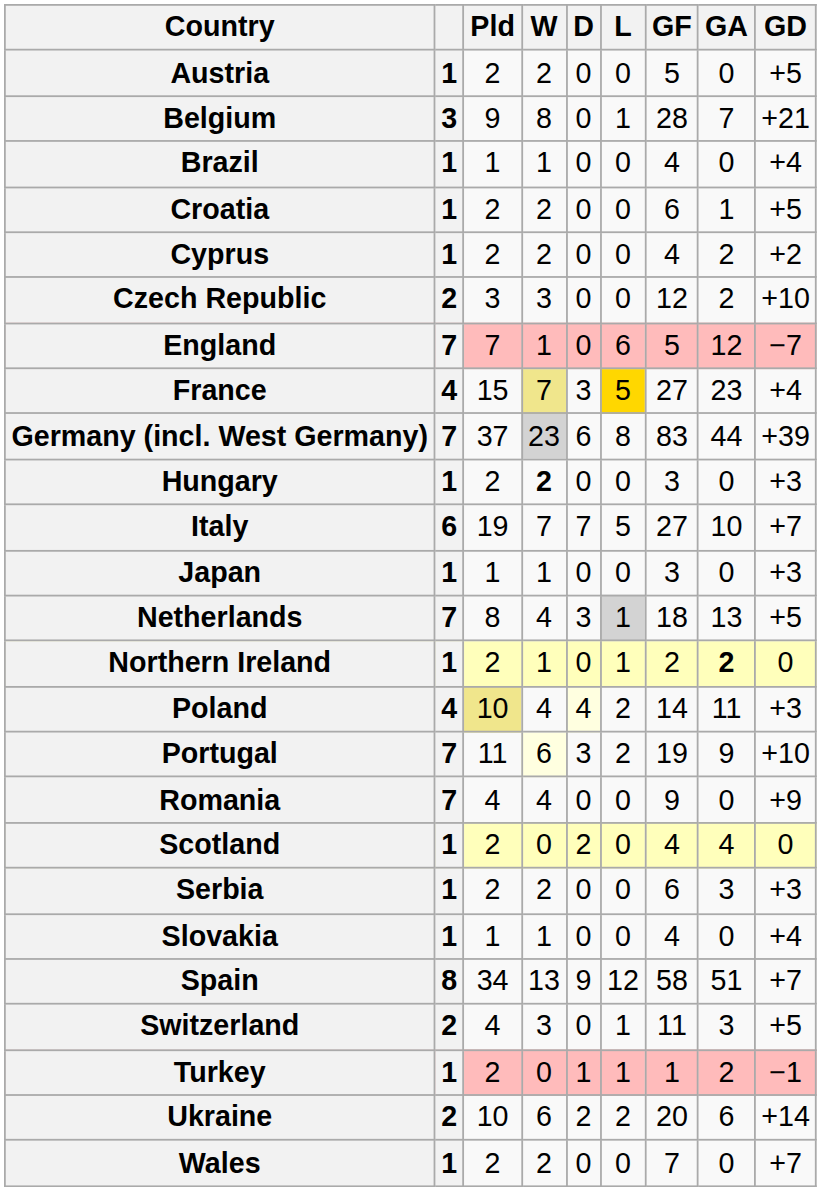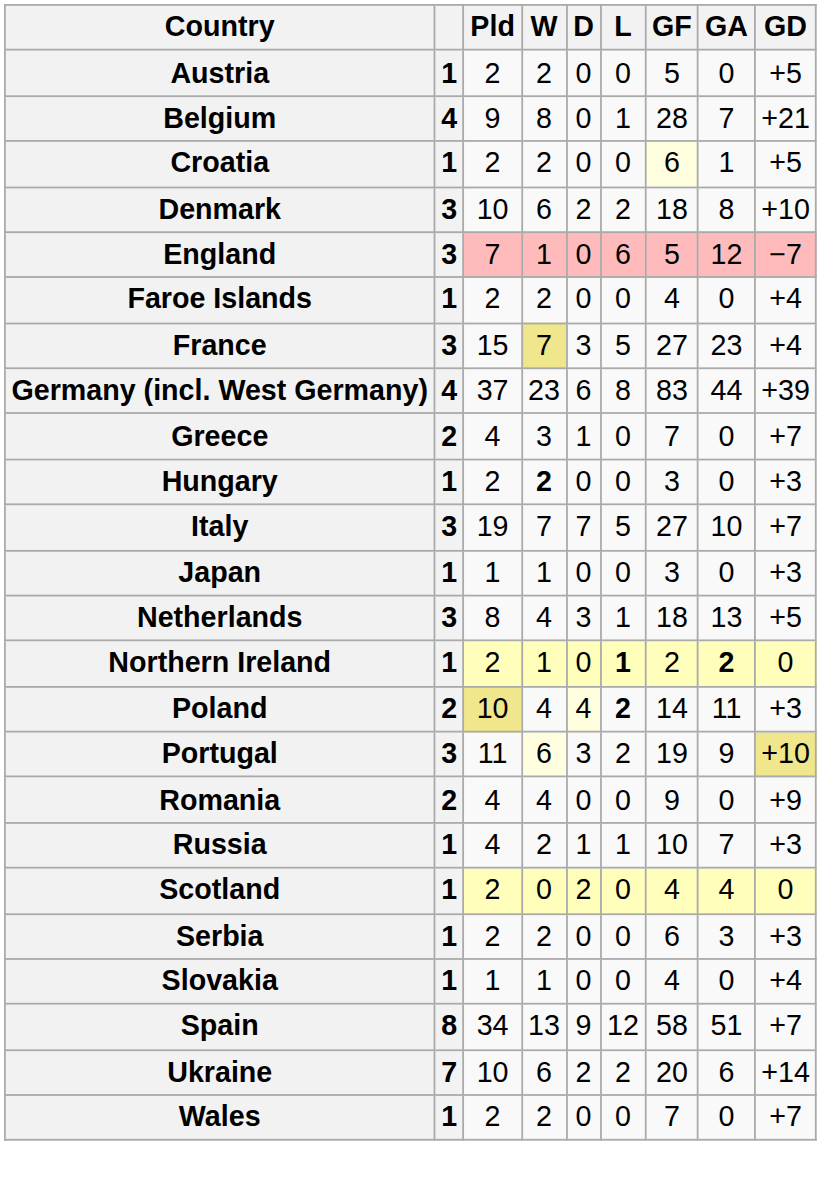(449, 118) 3 -> (449, 118) 4
- row: (220, 163)
(672, 208) no background -> (672, 163) lightyellow background
- row: (220, 254)
- row: (220, 299)
+ row: (220, 208)
(449, 345) 7 -> (449, 254) 3
+ row: (220, 299)
(449, 390) 4 -> (449, 345) 3
(623, 390) gold background -> (623, 345) no background
(449, 436) 7 -> (449, 390) 4
(544, 436) lightgrey background -> (544, 390) no background
+ row: (220, 436)
(449, 526) 6 -> (449, 526) 3
(449, 617) 7 -> (449, 617) 3
(623, 617) lightgrey background -> (623, 617) no background
(623, 663) normal -> (623, 663) bold
(449, 708) 4 -> (449, 708) 2
(623, 708) normal -> (623, 708) bold
(449, 753) 7 -> (449, 753) 3
(786, 753) no background -> (786, 753) khaki background
(449, 799) 7 -> (449, 799) 2
+ row: (220, 844)
- row: (220, 1026)
- row: (220, 1071)
(449, 1117) 2 -> (449, 1071) 7
